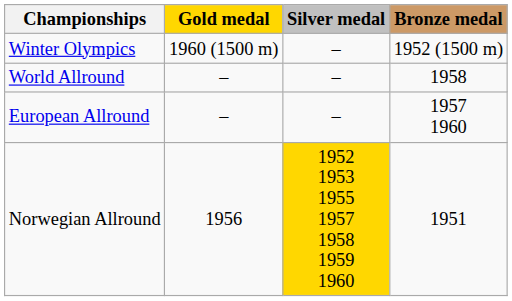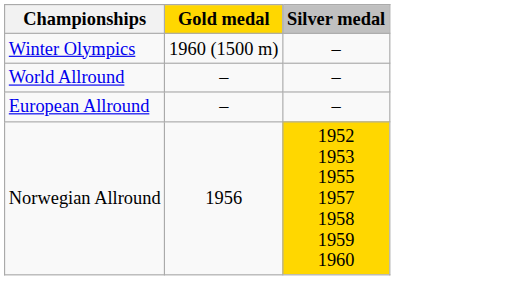- column: (448, 19)
